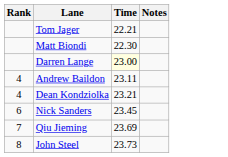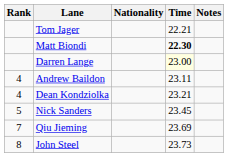+ column: (139, 12)
(125, 45) normal -> (180, 45) bold
(19, 111) 6 -> (19, 111) 5
